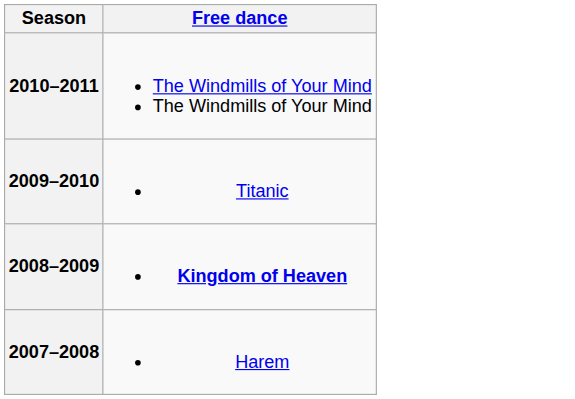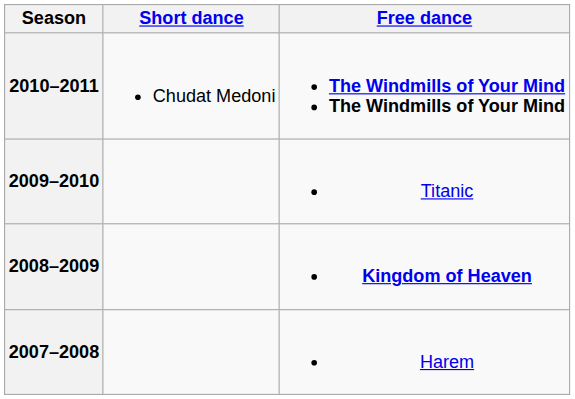+ column: (191, 18)
(240, 96) normal -> (424, 96) bold
